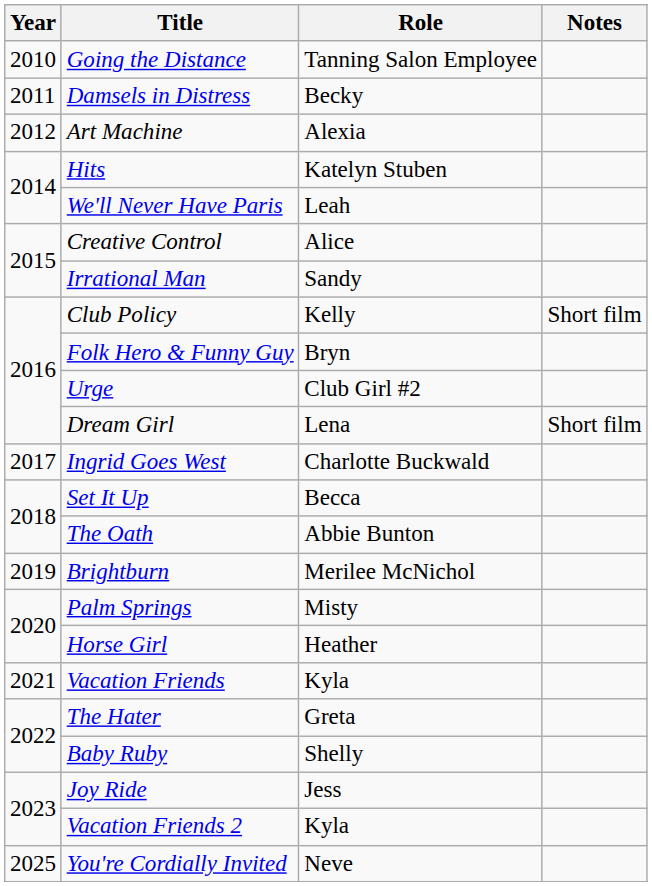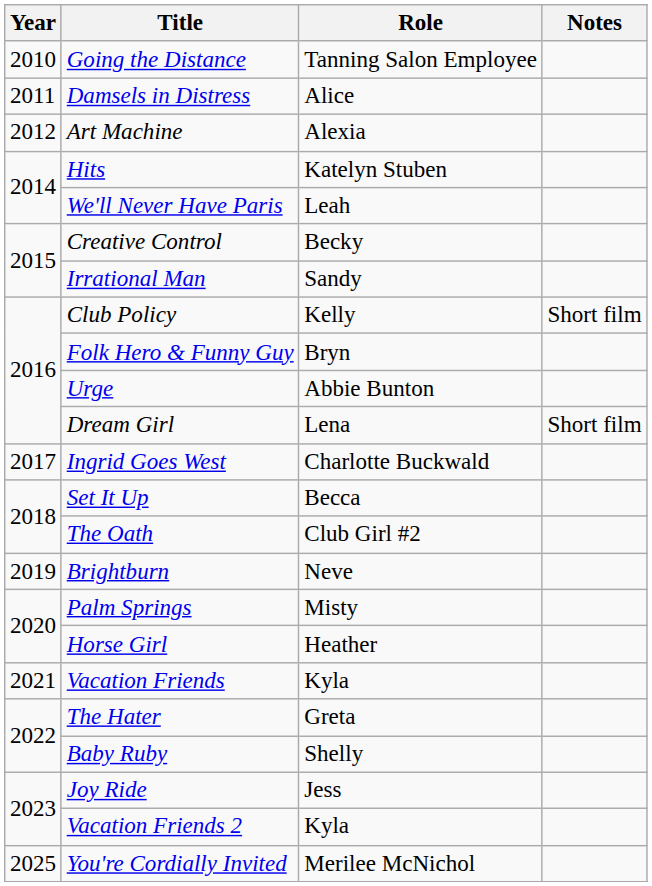(334, 95) Becky -> (329, 95) Alice
(329, 242) Alice -> (334, 242) Becky
(363, 388) Club Girl #2 -> (369, 388) Abbie Bunton
(369, 534) Abbie Bunton -> (363, 534) Club Girl #2
(390, 570) Merilee McNichol -> (329, 570) Neve
(329, 863) Neve -> (390, 863) Merilee McNichol
